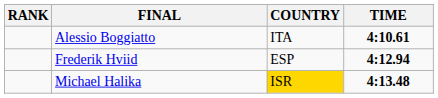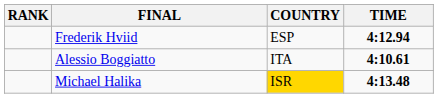rows swapped: (105, 37) <-> (96, 59)
